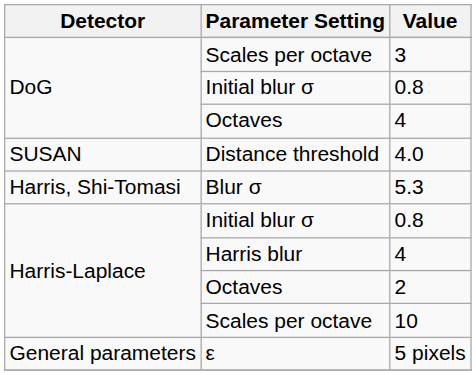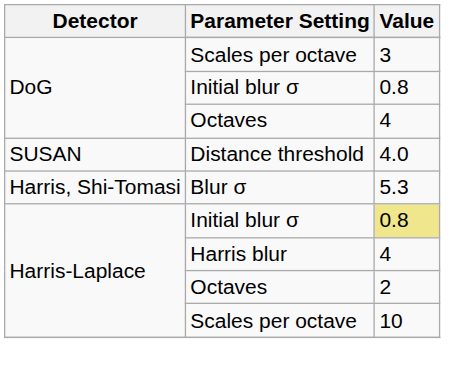(409, 220) no background -> (394, 220) khaki background
- row: (103, 353)
